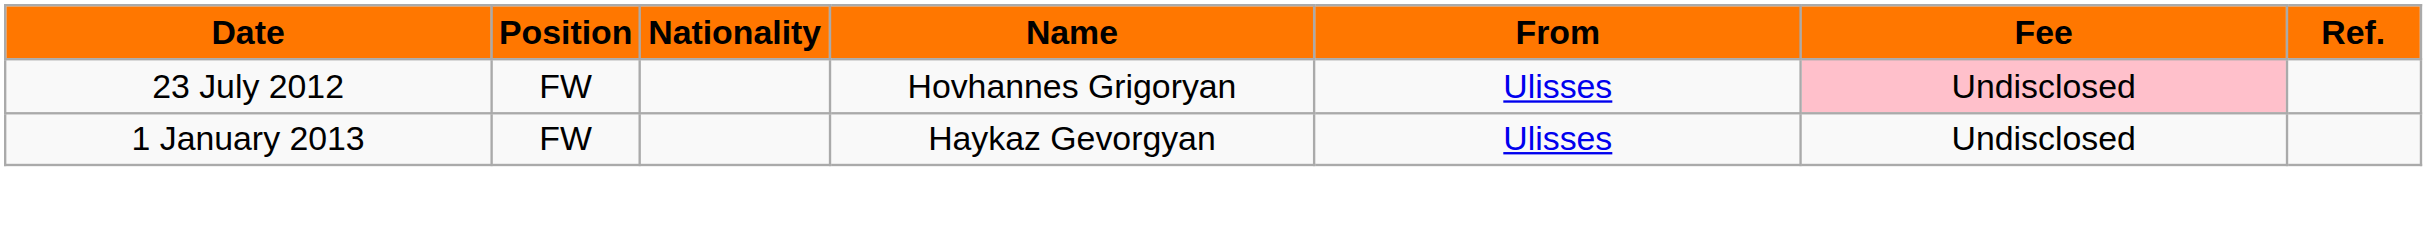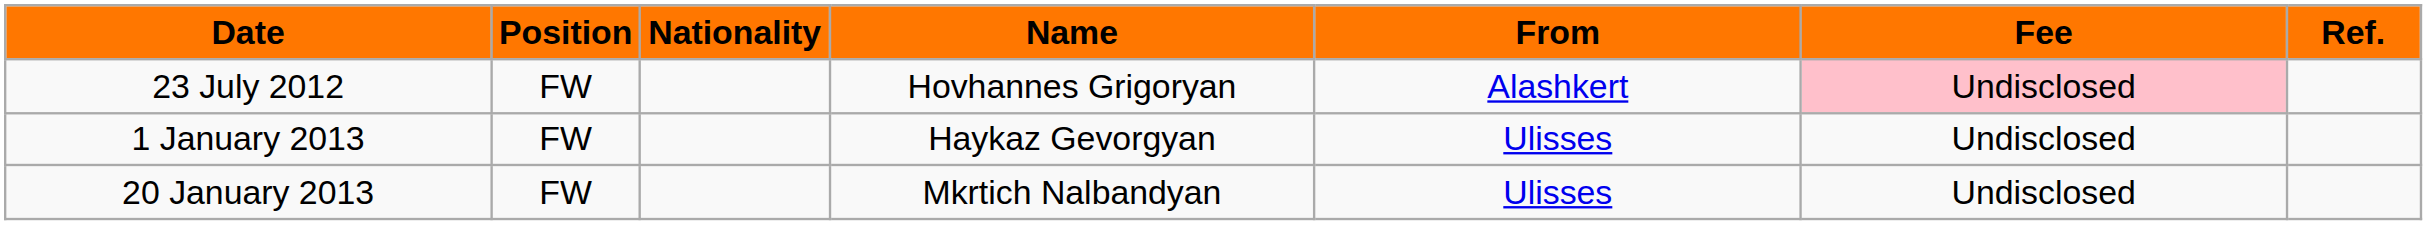(1558, 86) Ulisses -> (1558, 86) Alashkert
+ row: (248, 193)
